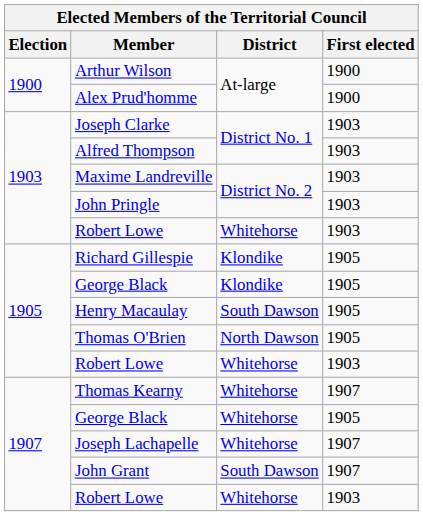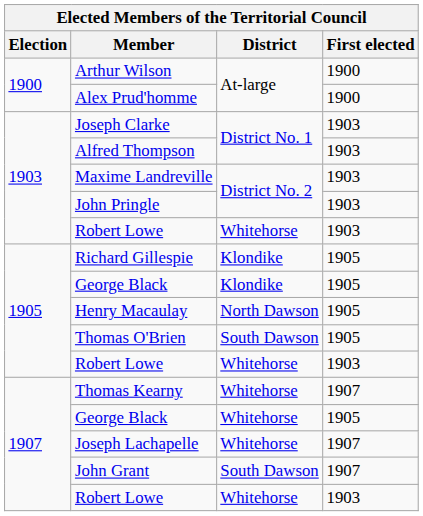(270, 310) South Dawson -> (270, 310) North Dawson
(270, 337) North Dawson -> (270, 337) South Dawson
